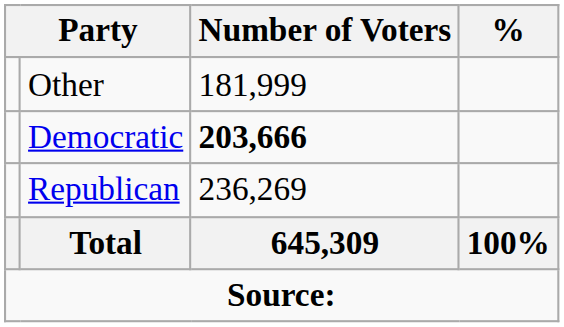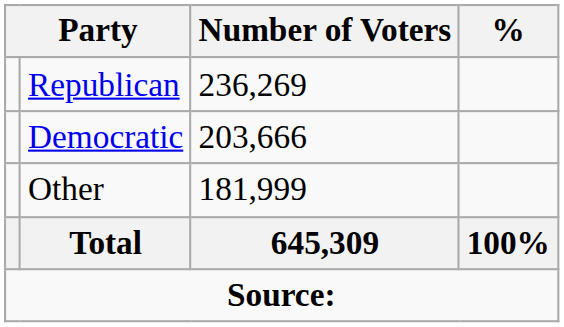rows swapped: (104, 189) <-> (66, 83)
(253, 136) bold -> (253, 136) normal
